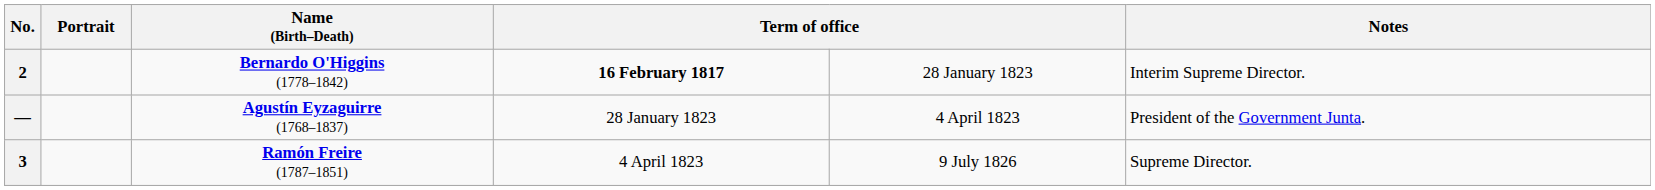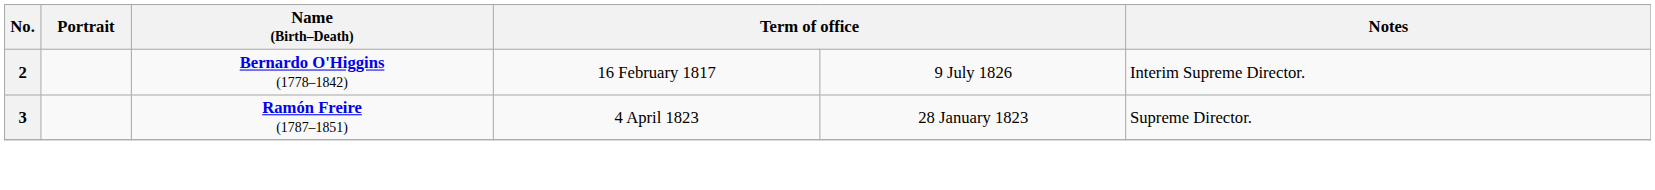(661, 72) bold -> (657, 72) normal
(978, 72) 28 January 1823 -> (973, 72) 9 July 1826
- row: (23, 117)
(978, 162) 9 July 1826 -> (973, 117) 28 January 1823
